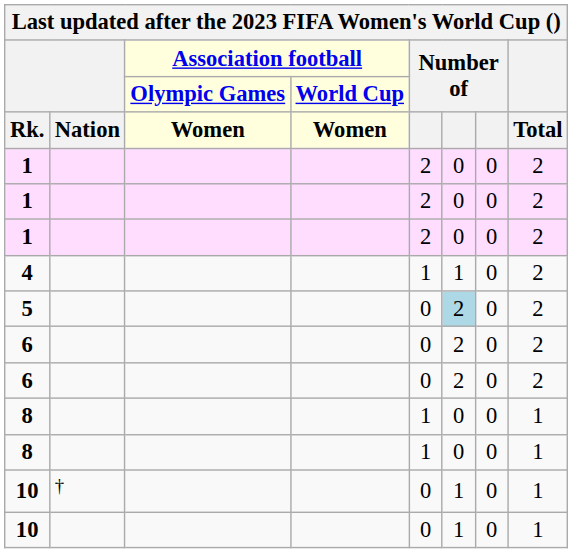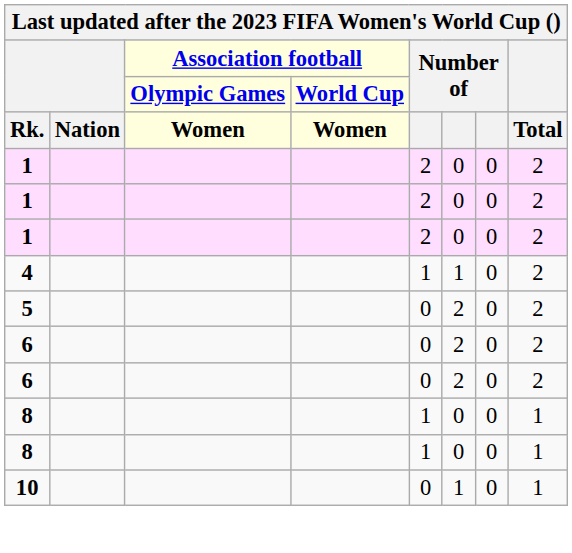(459, 308) lightblue background -> (459, 308) no background
- row: (27, 490)
